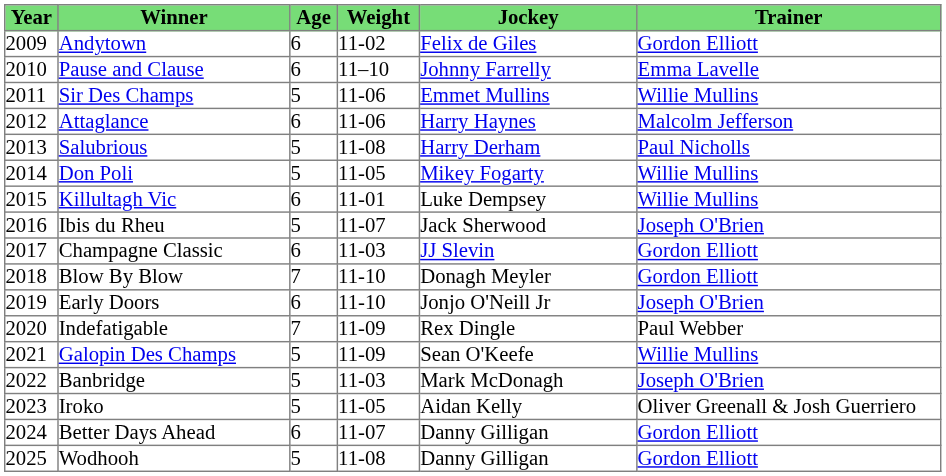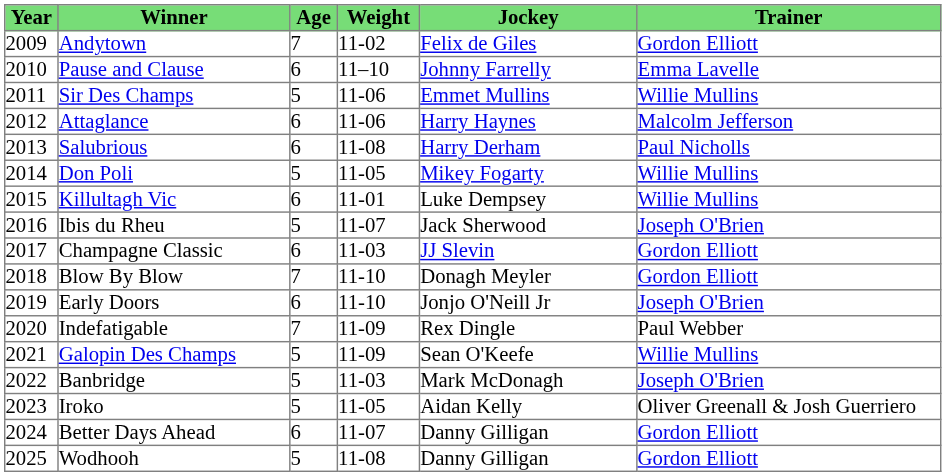(296, 43) 6 -> (296, 43) 7
(296, 147) 5 -> (296, 147) 6
